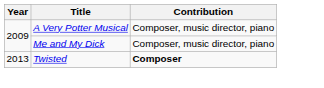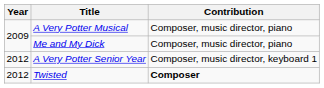+ row: (90, 59)
(18, 59) 2013 -> (18, 75) 2012
